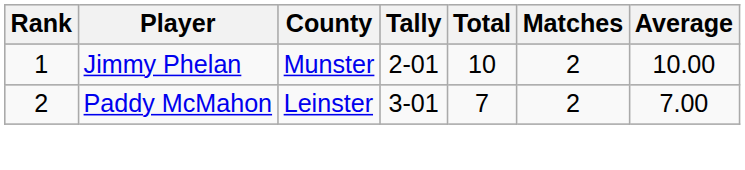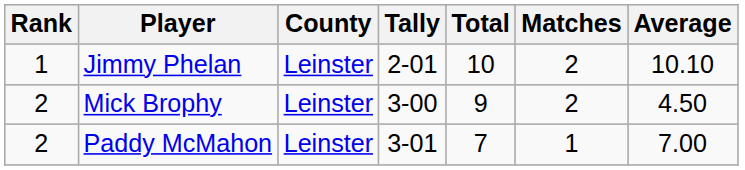(329, 64) Munster -> (328, 64) Leinster
(684, 64) 10.00 -> (682, 64) 10.10
+ row: (153, 104)
(573, 104) 2 -> (572, 143) 1
